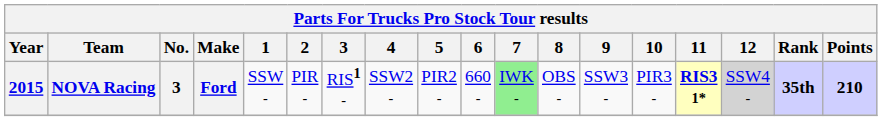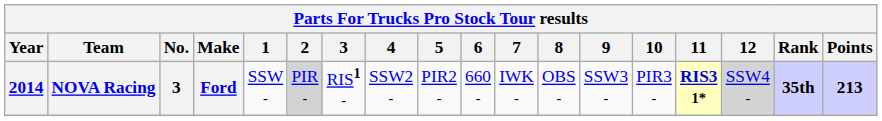(26, 87) 2015 -> (26, 87) 2014
(305, 87) no background -> (305, 87) lightgrey background
(517, 87) lightgreen background -> (517, 87) no background
(850, 87) 210 -> (850, 87) 213
